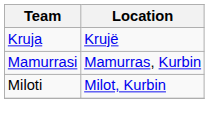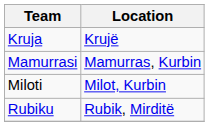+ row: (31, 109)
